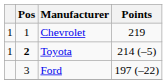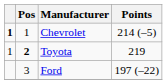(10, 32) normal -> (10, 32) bold
(137, 32) 219 -> (137, 32) 214 (–5)
(137, 51) 214 (–5) -> (137, 51) 219
